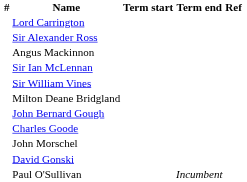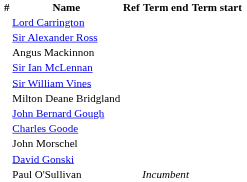columns swapped: (148, 7) <-> (234, 7)
